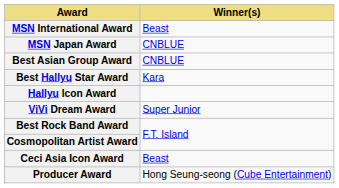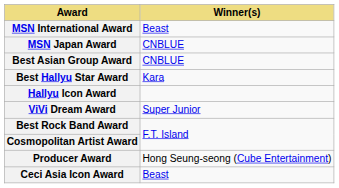rows swapped: (72, 158) <-> (72, 175)
